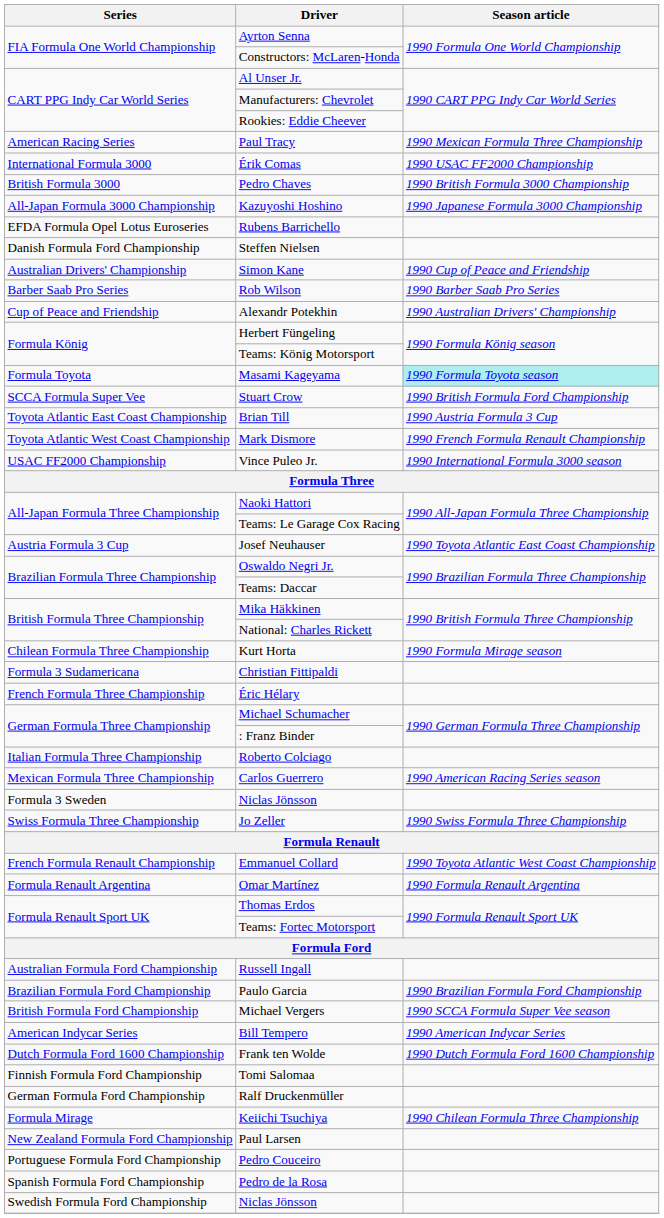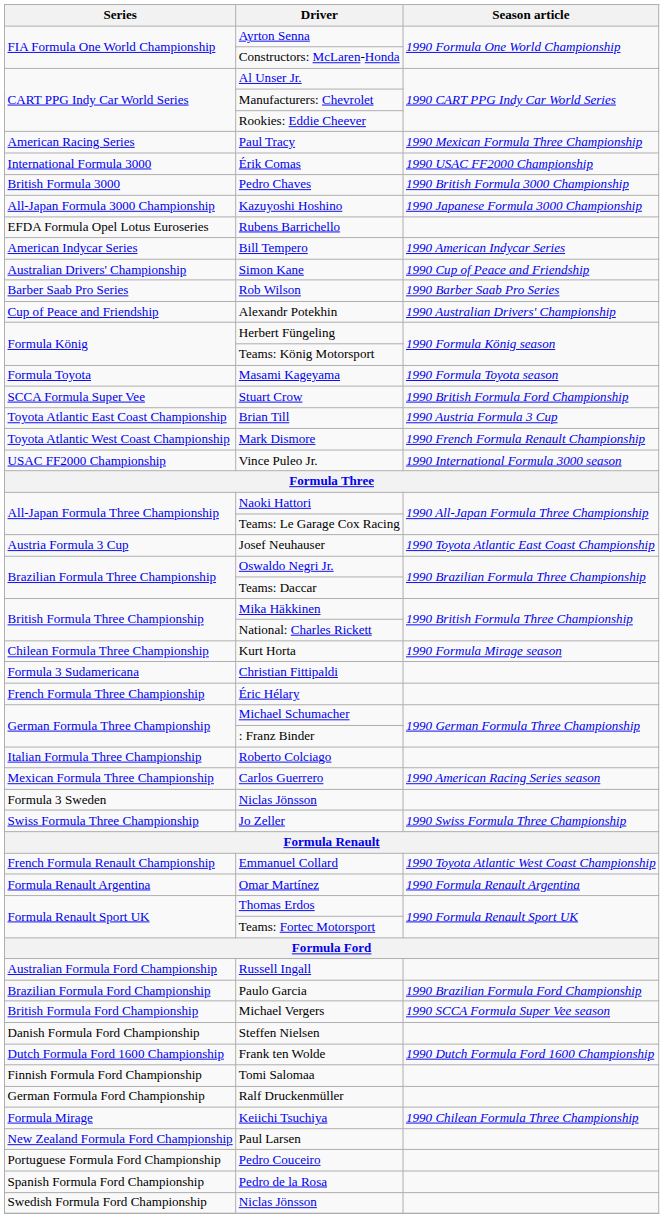rows swapped: (73, 1033) <-> (104, 248)
(482, 375) paleturquoise background -> (482, 375) no background
